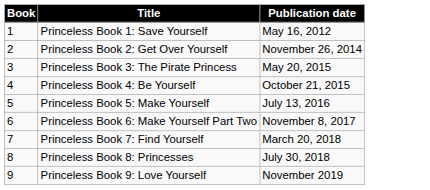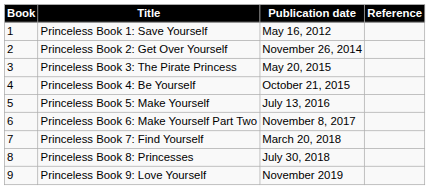+ column: (395, 13)
